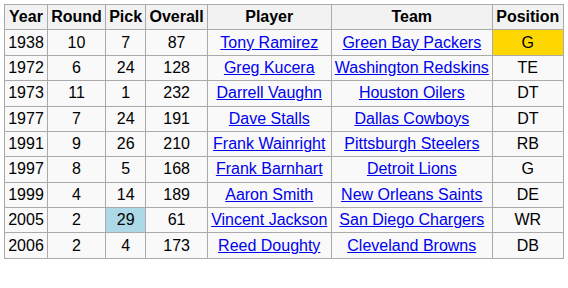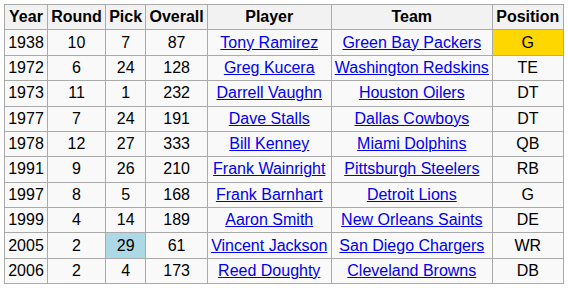+ row: (26, 144)
